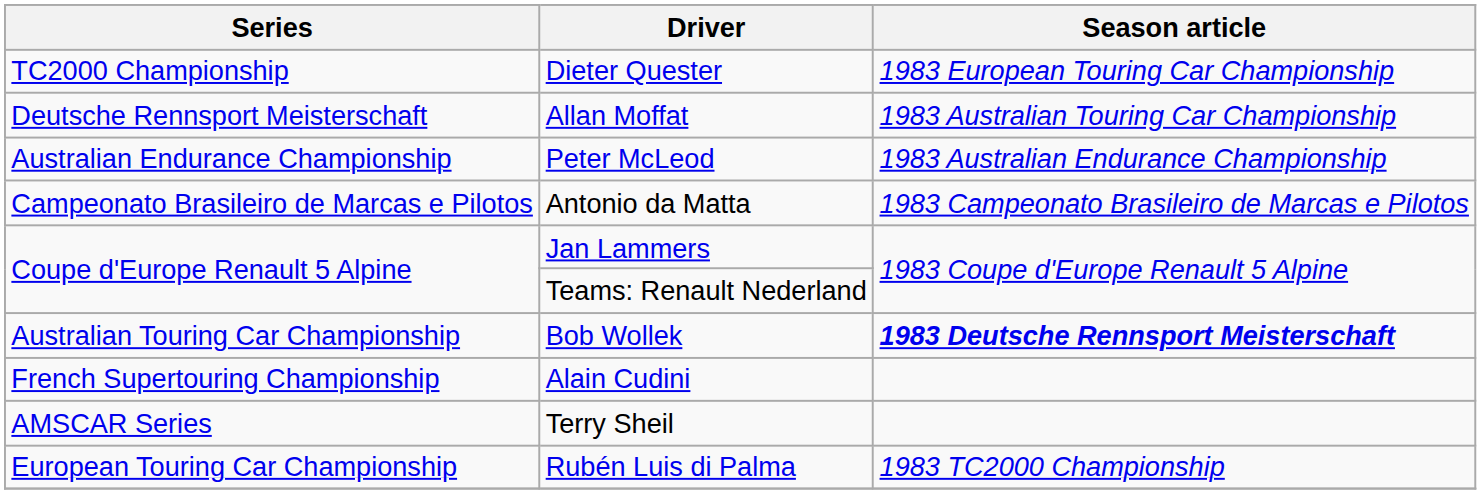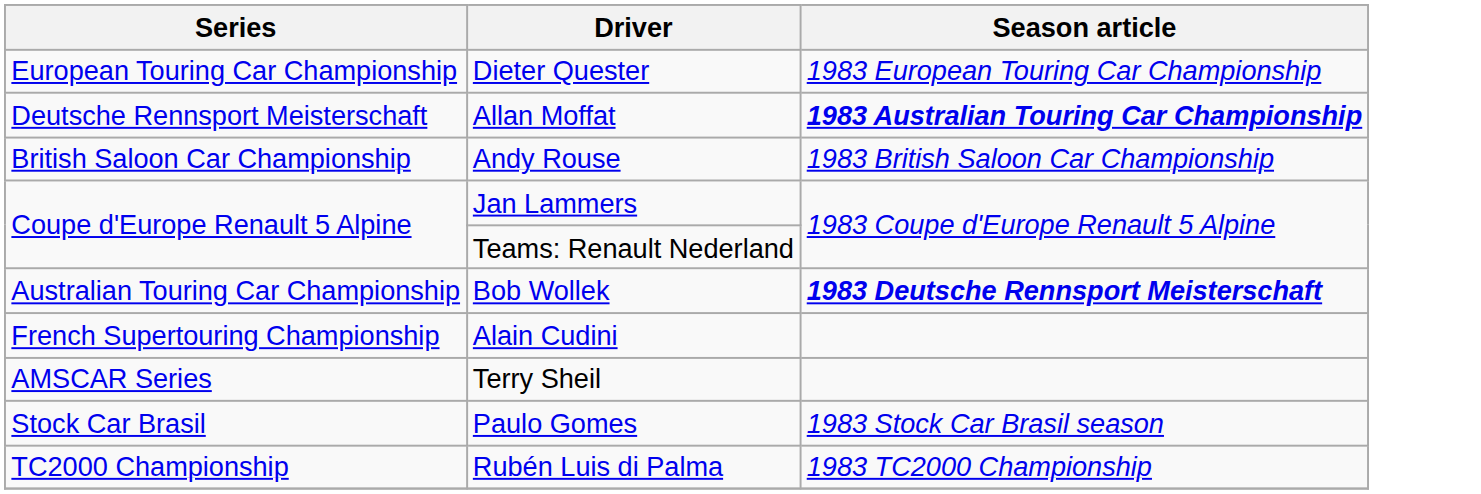(150, 71) TC2000 Championship -> (234, 71) European Touring Car Championship
(1138, 115) normal -> (1084, 115) bold
- row: (630, 159)
+ row: (547, 159)
- row: (648, 203)
+ row: (555, 423)
(234, 467) European Touring Car Championship -> (150, 467) TC2000 Championship
